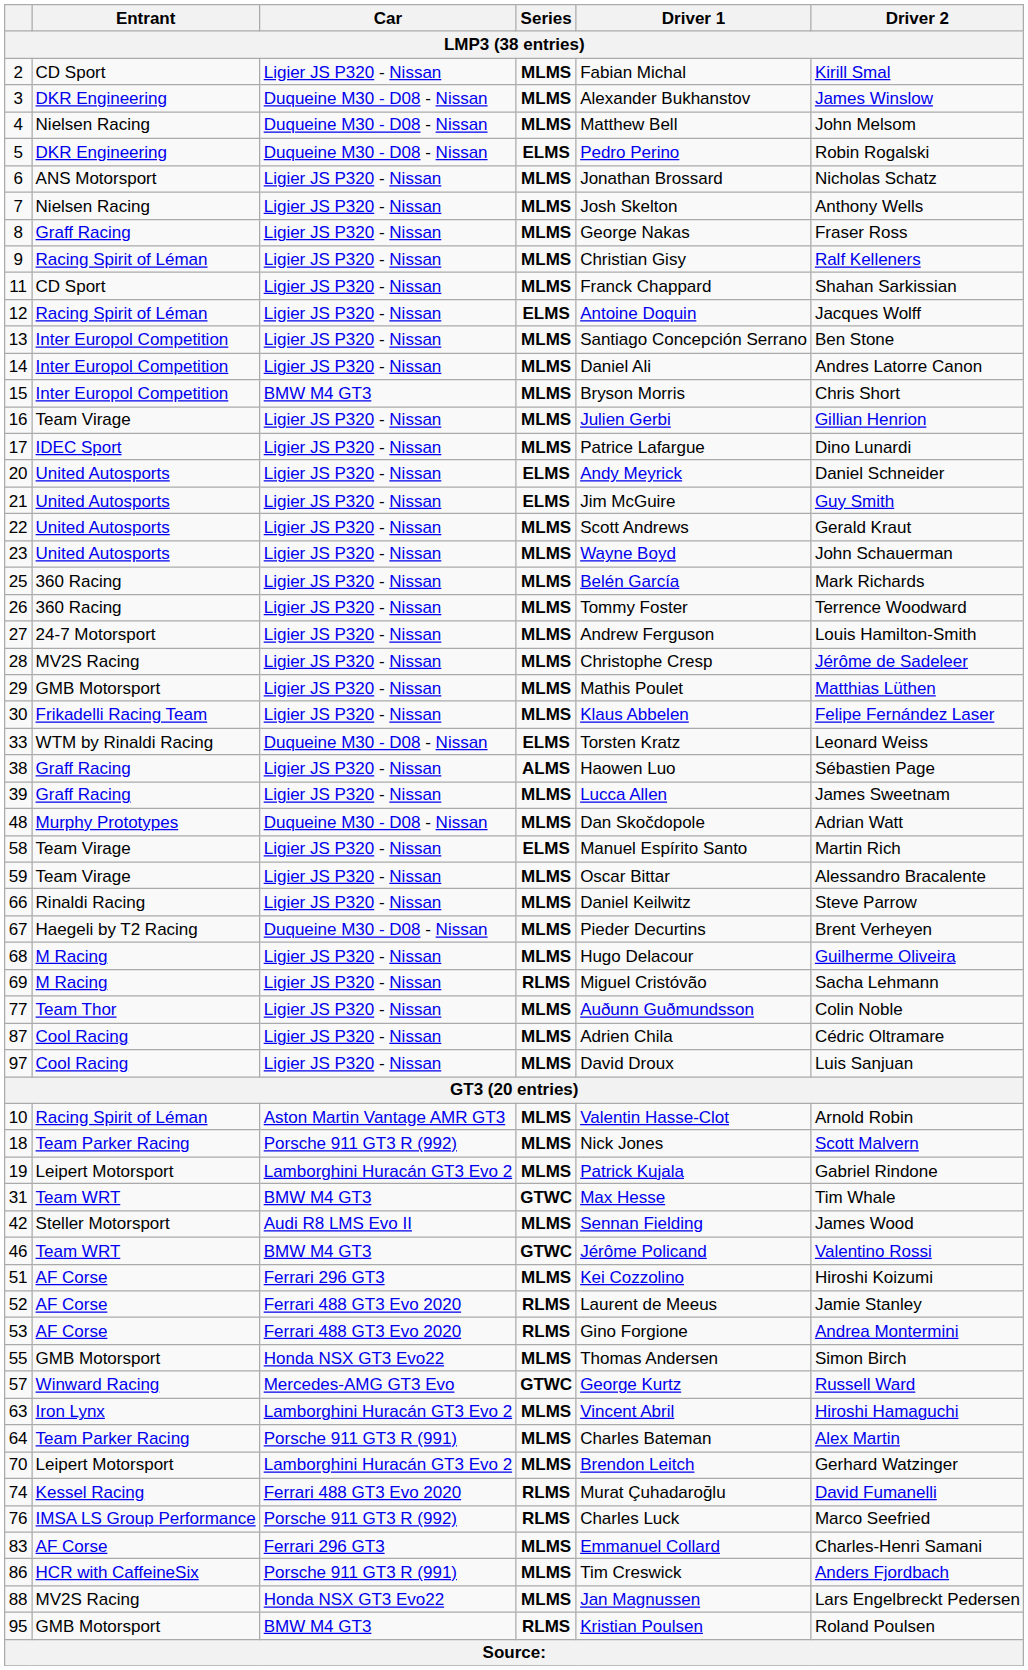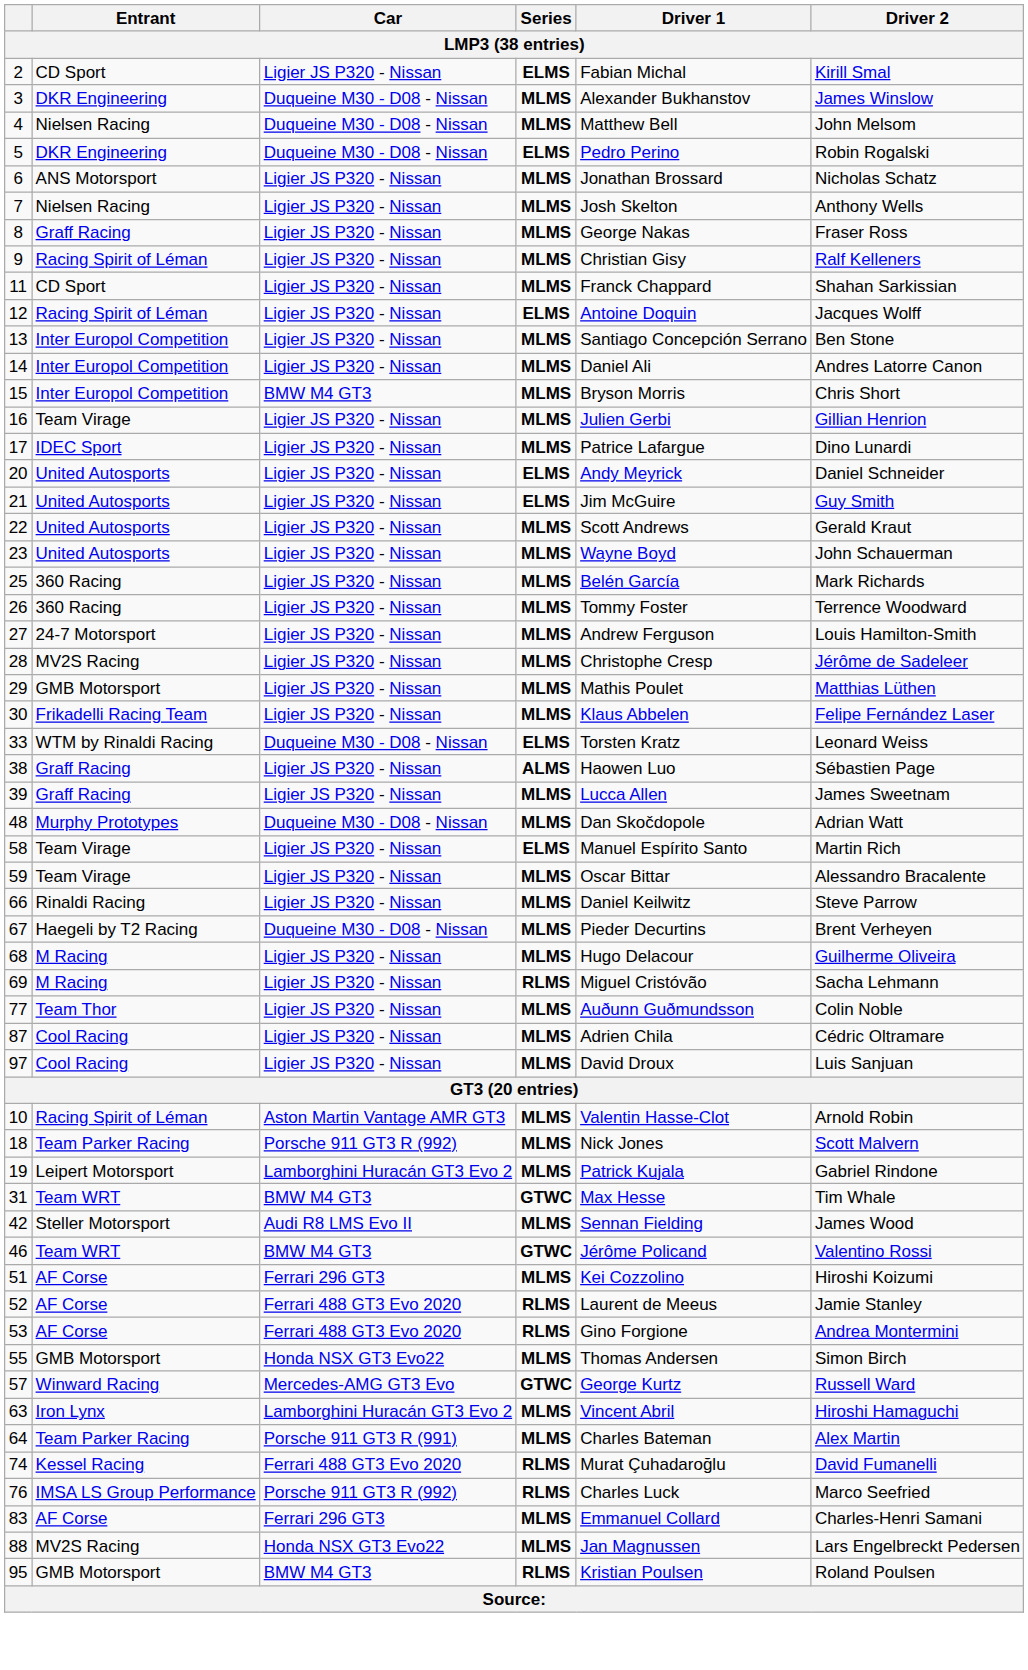(546, 71) MLMS -> (546, 71) ELMS
- row: (18, 1465)
- row: (18, 1572)
